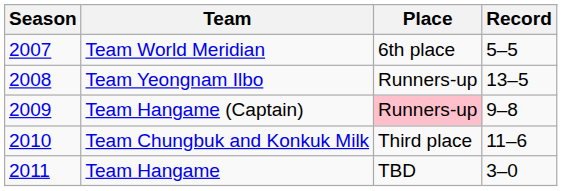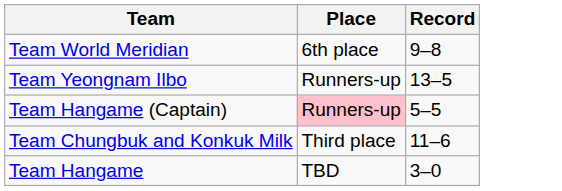- column: (43, 19)
(502, 49) 5–5 -> (426, 49) 9–8
(502, 110) 9–8 -> (426, 110) 5–5
